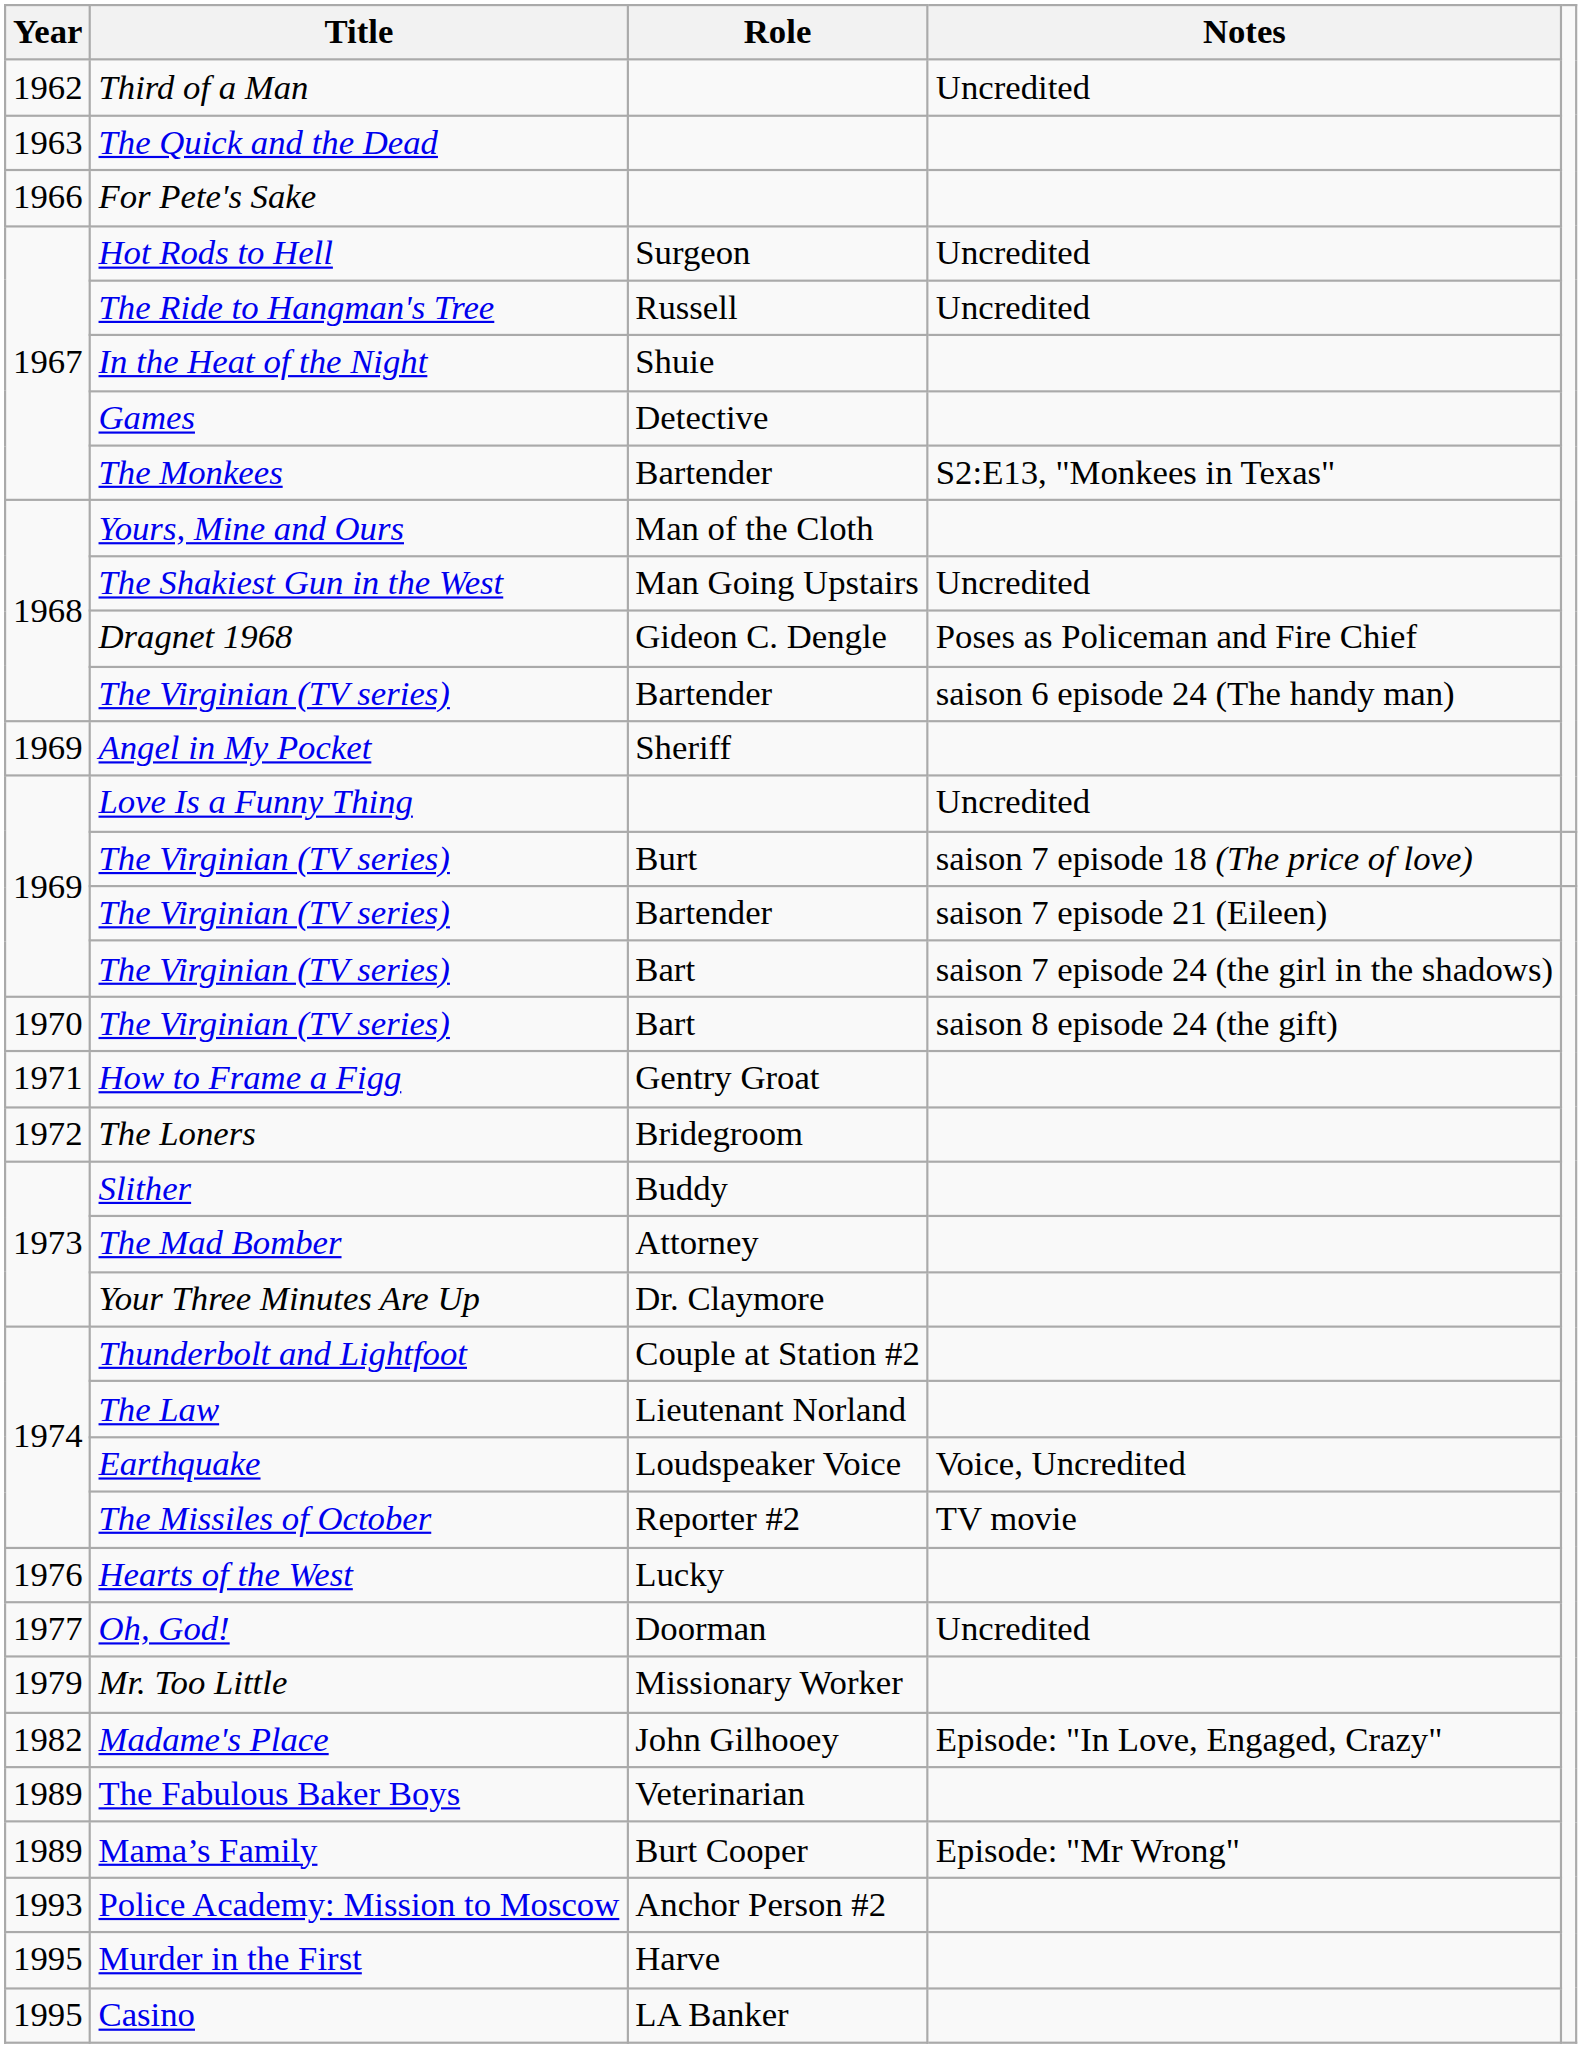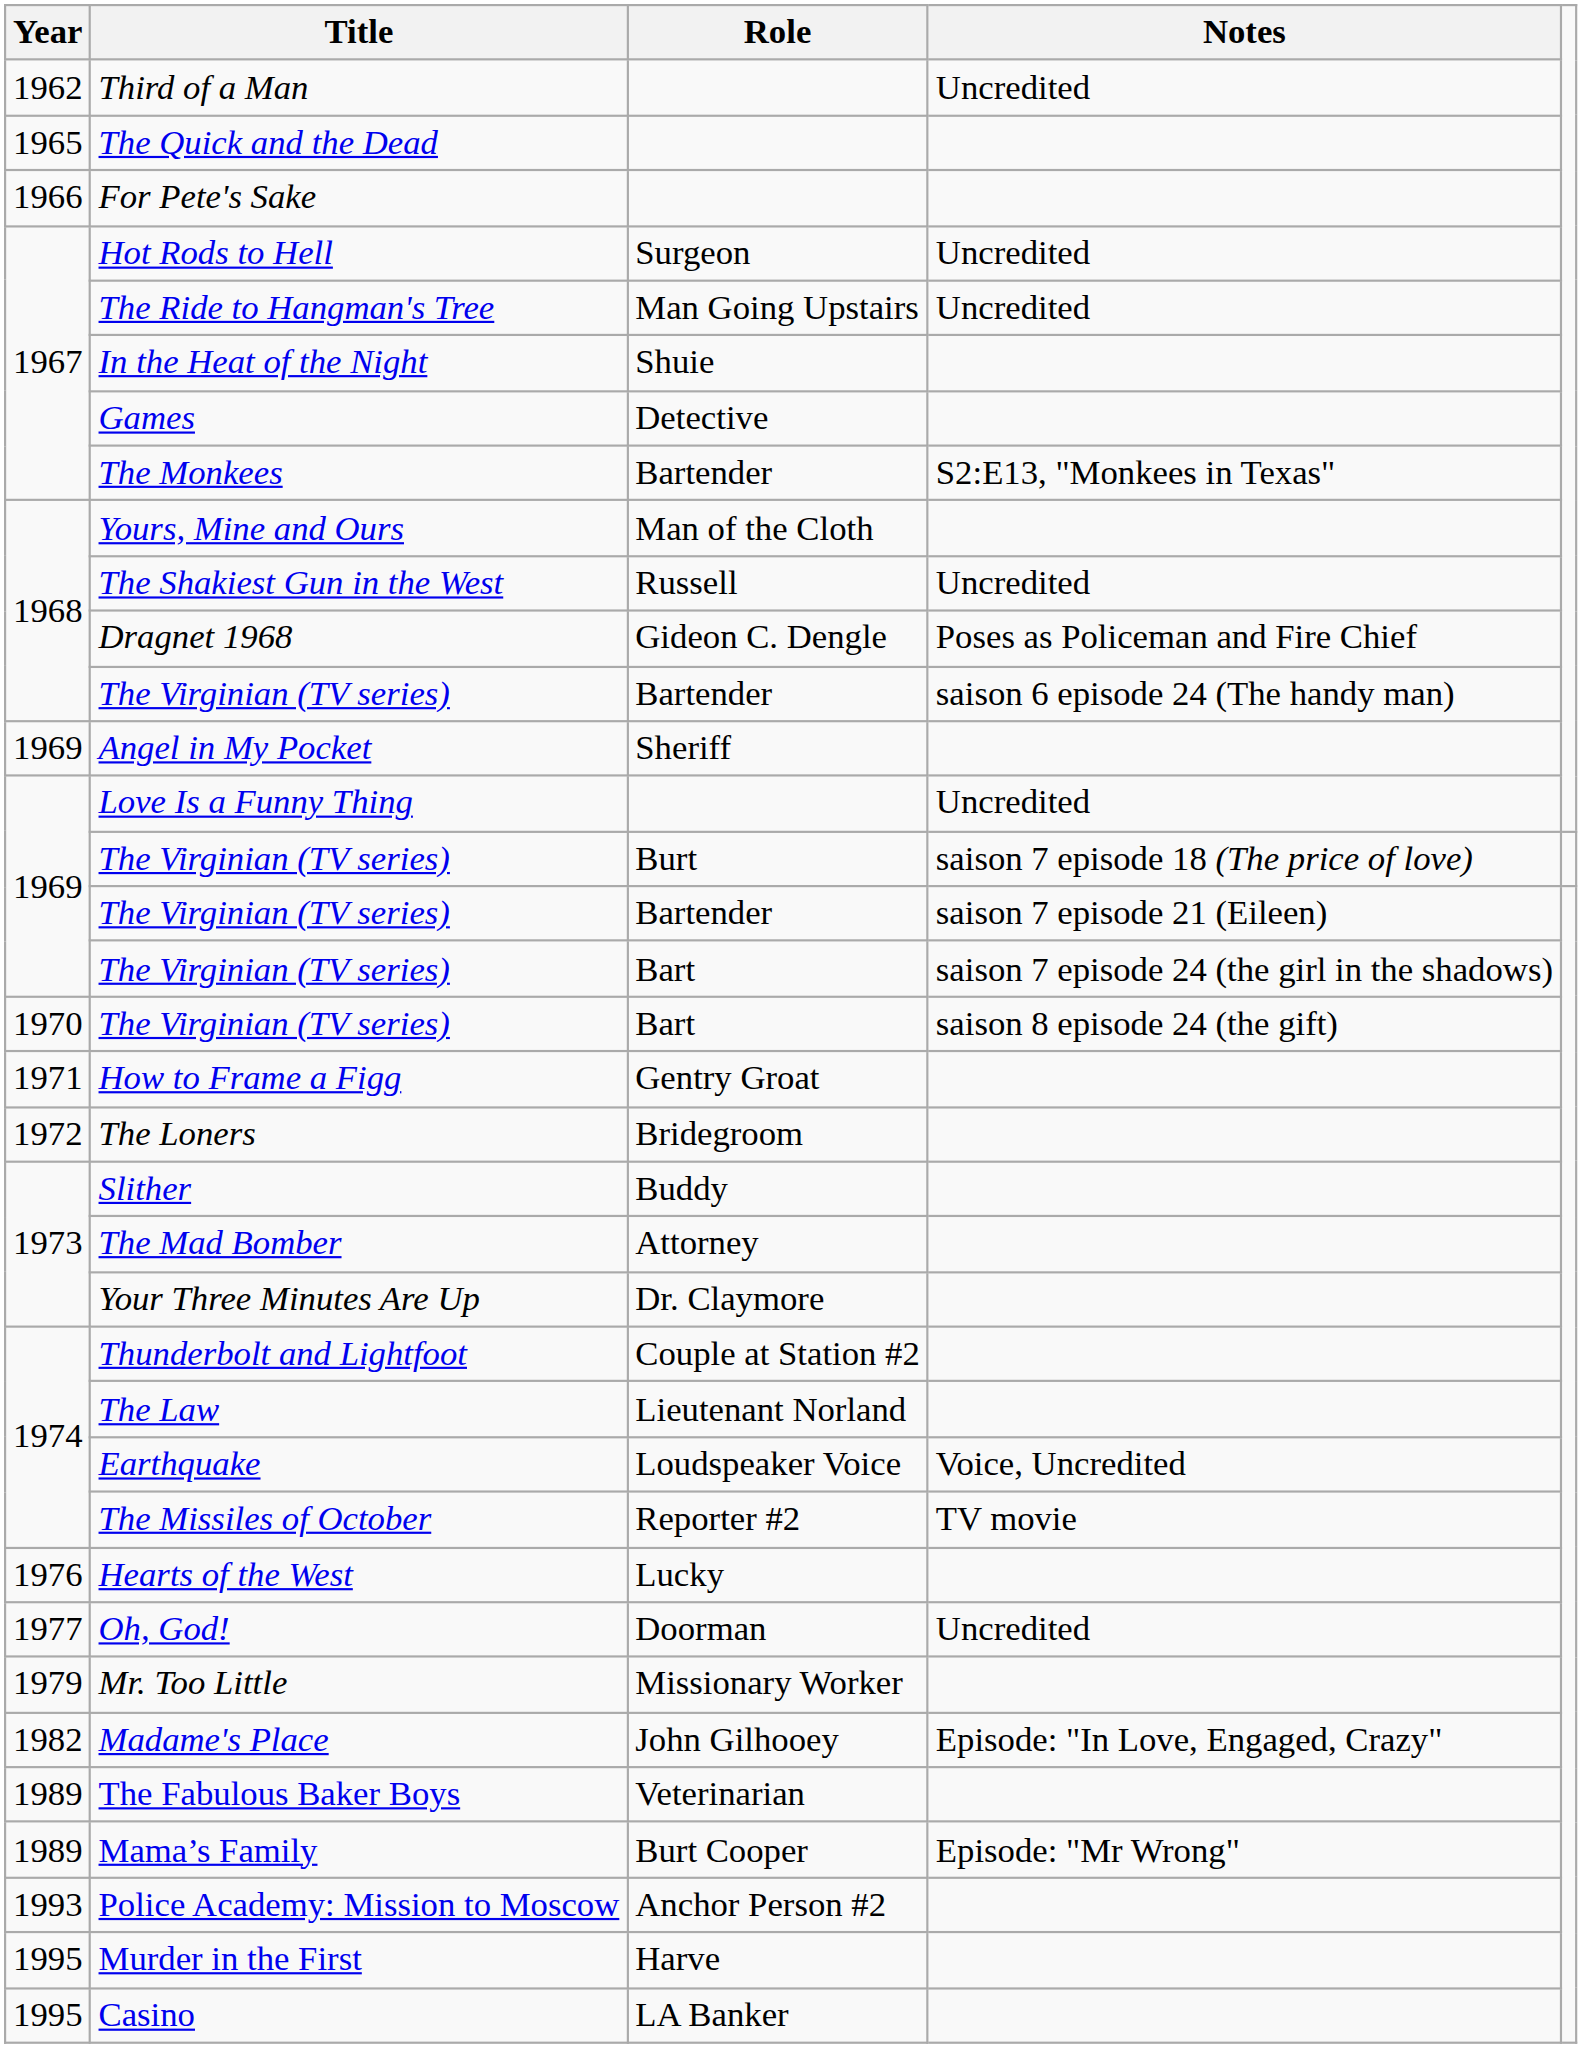(48, 142) 1963 -> (48, 142) 1965
(686, 307) Russell -> (777, 307) Man Going Upstairs
(777, 582) Man Going Upstairs -> (686, 582) Russell
